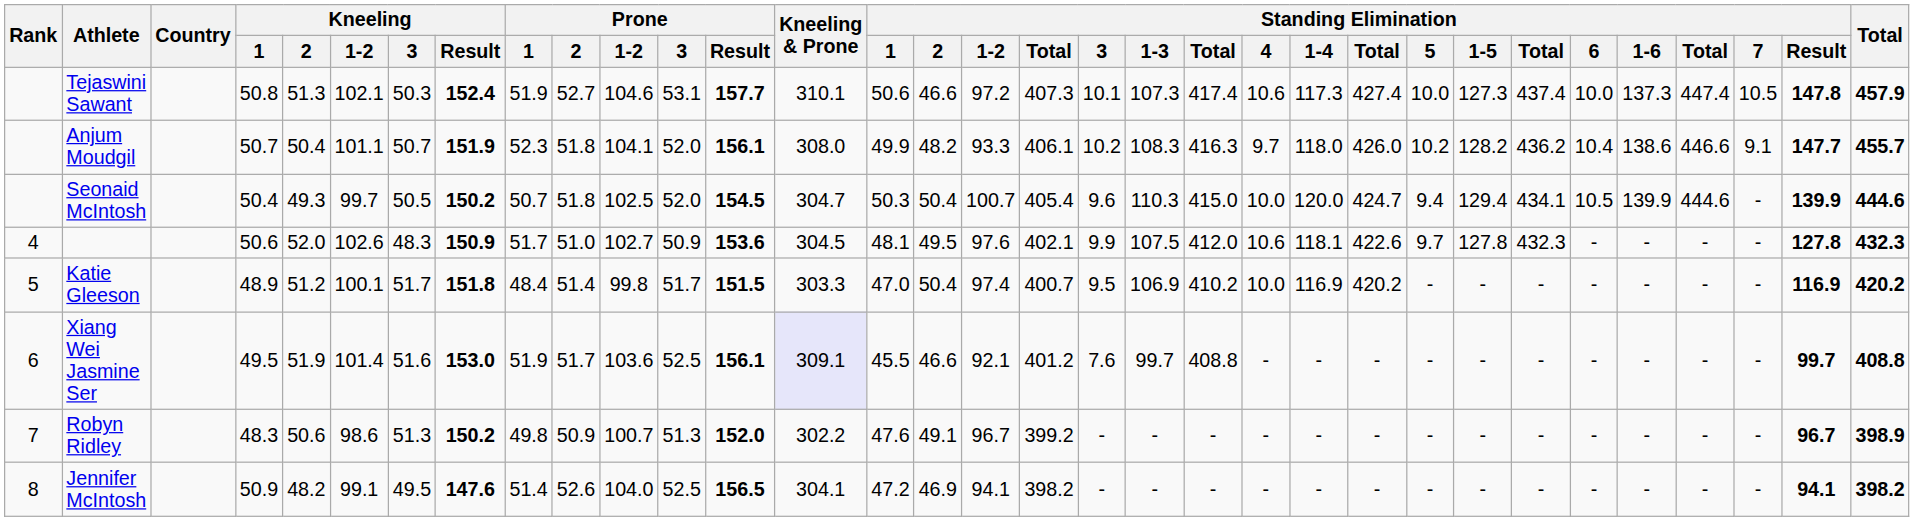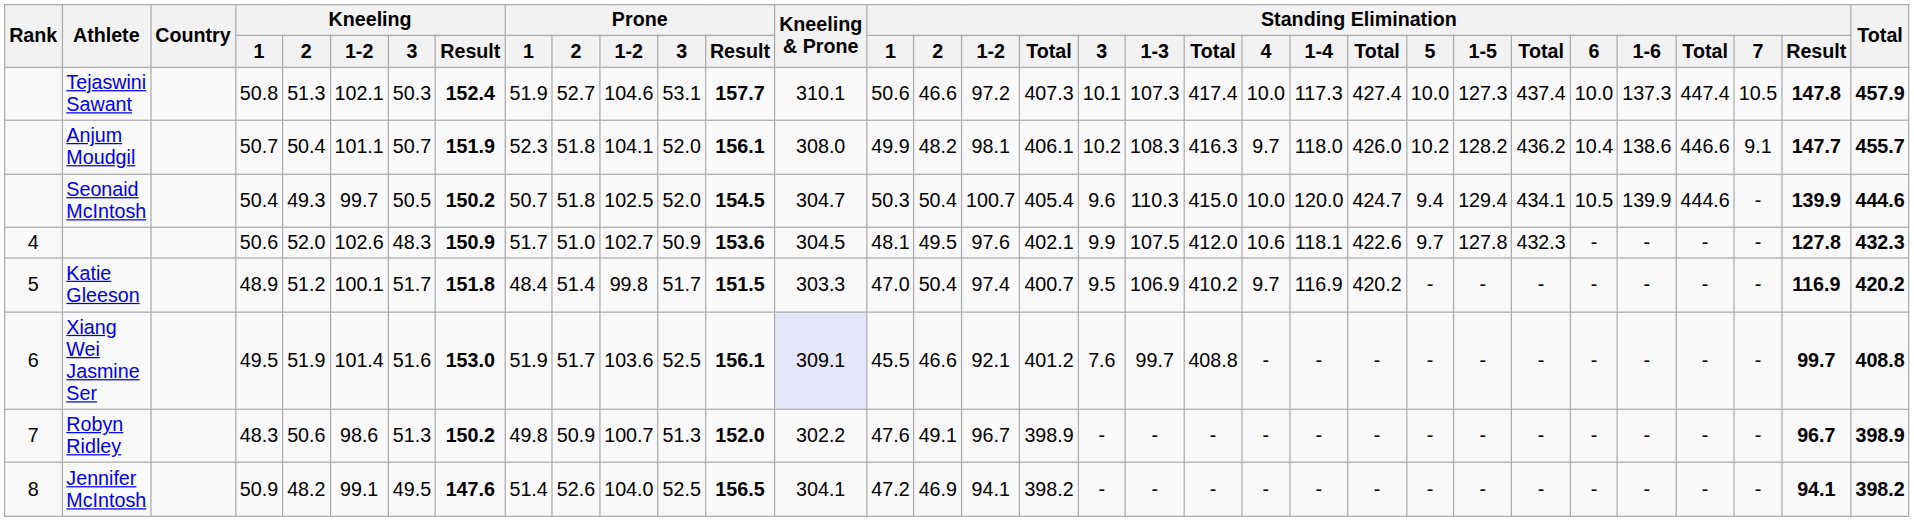(1266, 93) 10.6 -> (1266, 93) 10.0
(991, 146) 93.3 -> (991, 146) 98.1
(1266, 284) 10.0 -> (1266, 284) 9.7
(1049, 435) 399.2 -> (1049, 435) 398.9
